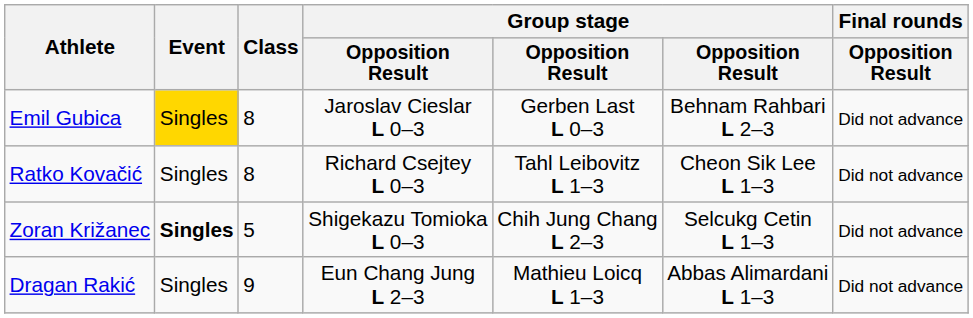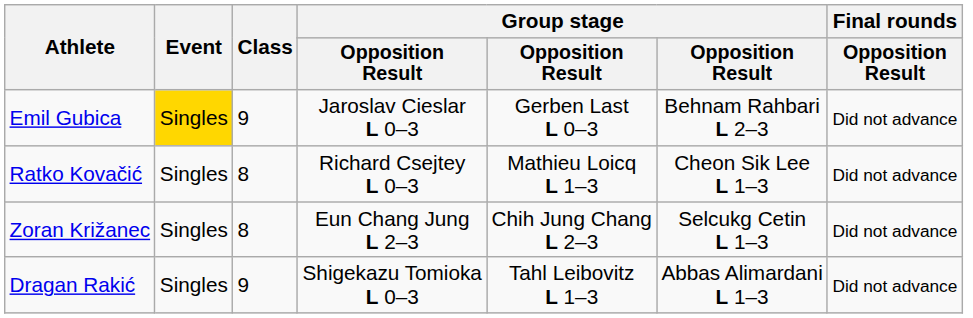(249, 118) 8 -> (243, 118) 9
(577, 174) Tahl Leibovitz L 1–3 -> (572, 174) Mathieu Loicq L 1–3
(197, 230) bold -> (194, 230) normal
(249, 230) 5 -> (243, 230) 8
(398, 230) Shigekazu Tomioka L 0–3 -> (392, 230) Eun Chang Jung L 2–3
(398, 286) Eun Chang Jung L 2–3 -> (392, 286) Shigekazu Tomioka L 0–3
(577, 286) Mathieu Loicq L 1–3 -> (572, 286) Tahl Leibovitz L 1–3
